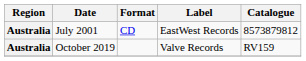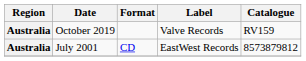rows swapped: (77, 30) <-> (85, 47)
